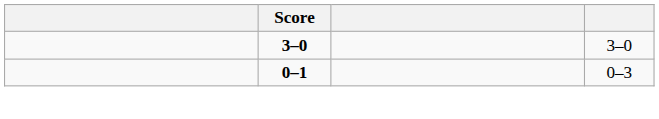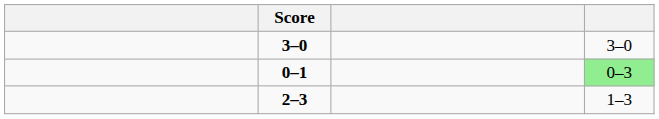(619, 72) no background -> (619, 72) lightgreen background
+ row: (294, 99)
